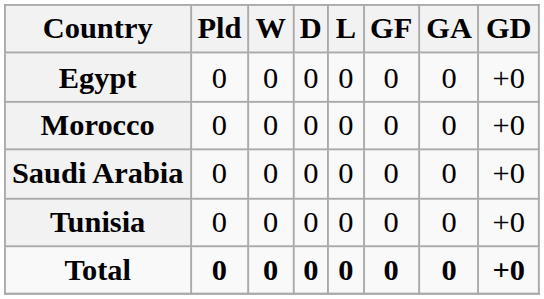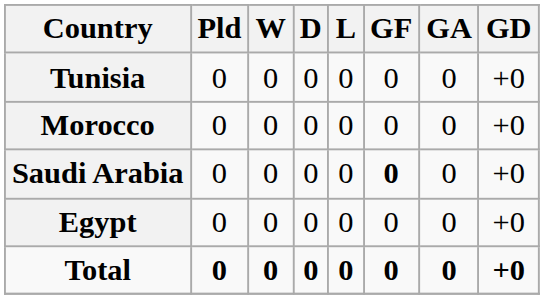rows swapped: (98, 76) <-> (98, 221)
(391, 173) normal -> (391, 173) bold
